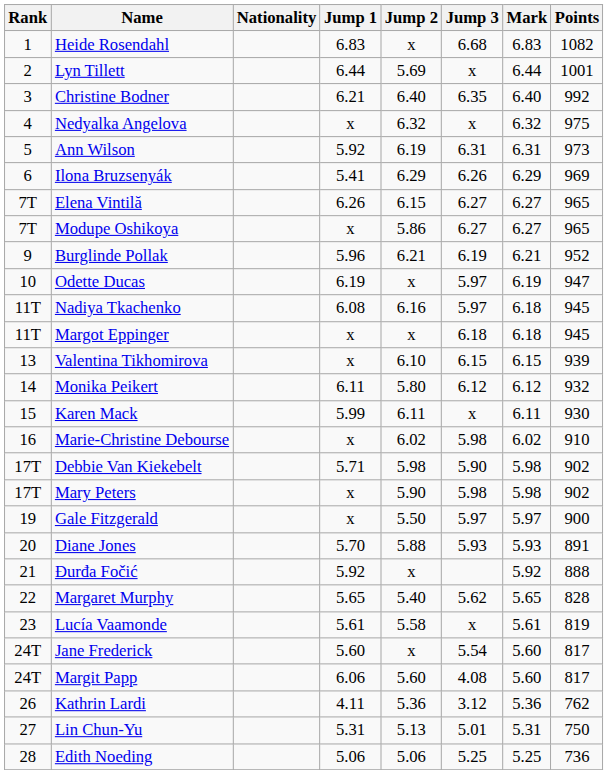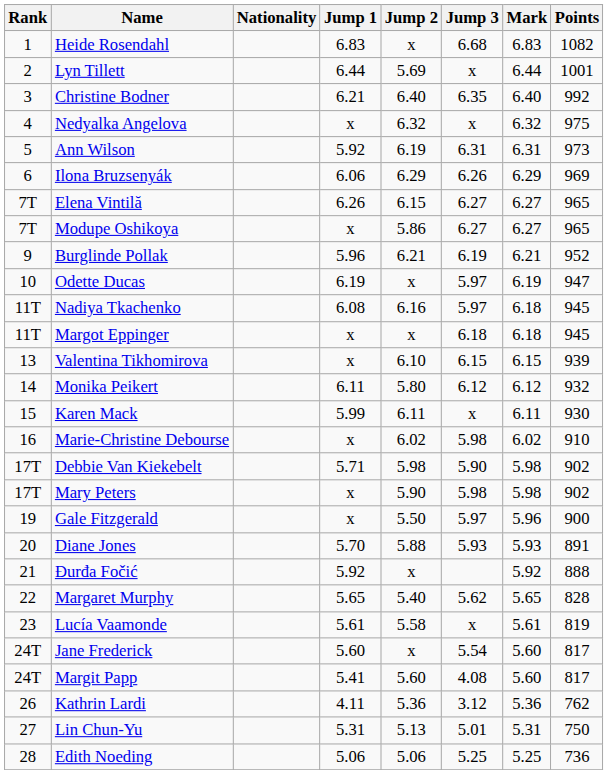(351, 176) 5.41 -> (351, 176) 6.06
(527, 519) 5.97 -> (527, 519) 5.96
(351, 677) 6.06 -> (351, 677) 5.41
